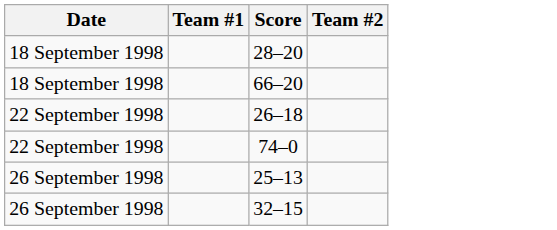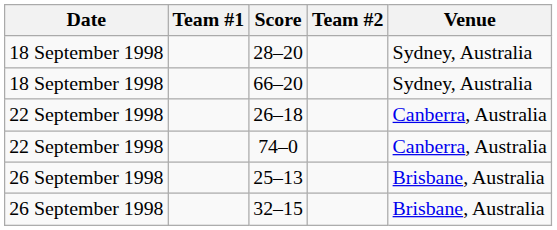+ column: (470, 20)
